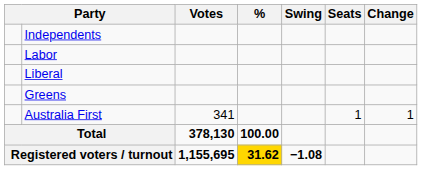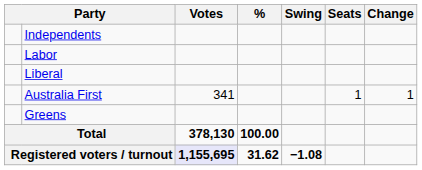rows swapped: (45, 94) <-> (63, 114)
(206, 154) no background -> (206, 154) lavender background
(263, 154) gold background -> (263, 154) no background
